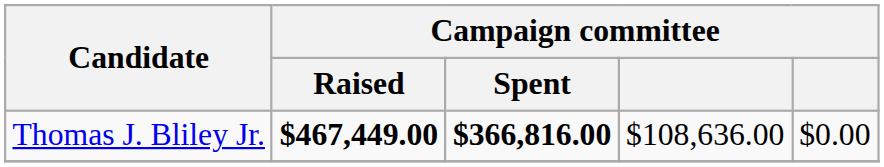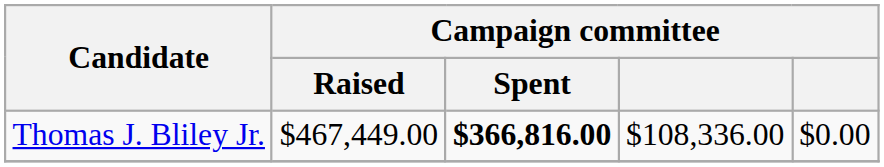(359, 135) bold -> (359, 135) normal
(705, 135) $108,636.00 -> (705, 135) $108,336.00
